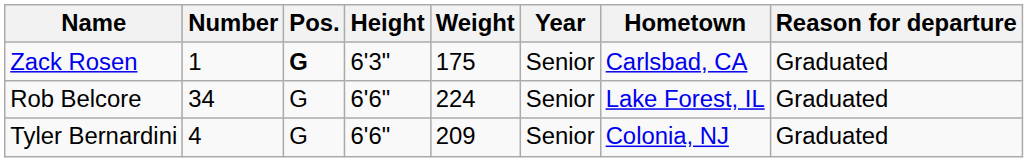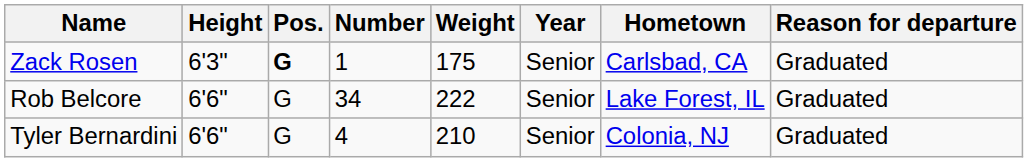columns swapped: (233, 23) <-> (388, 23)
(456, 99) 224 -> (456, 99) 222
(456, 136) 209 -> (456, 136) 210
